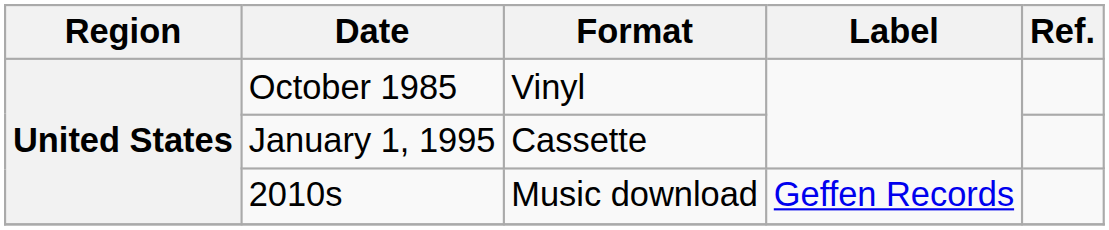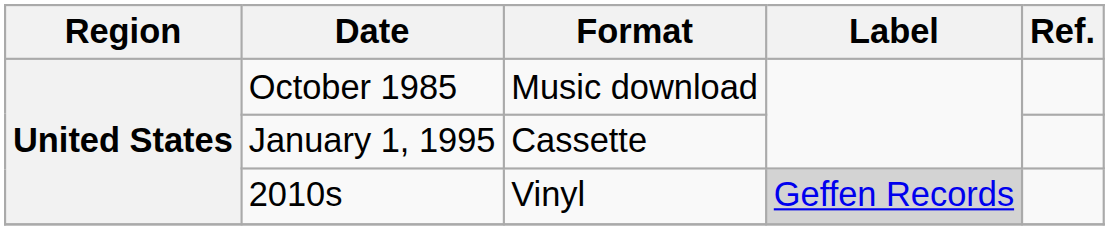(548, 86) Vinyl -> (635, 86) Music download
(635, 195) Music download -> (548, 195) Vinyl
(894, 195) no background -> (894, 195) lightgrey background
